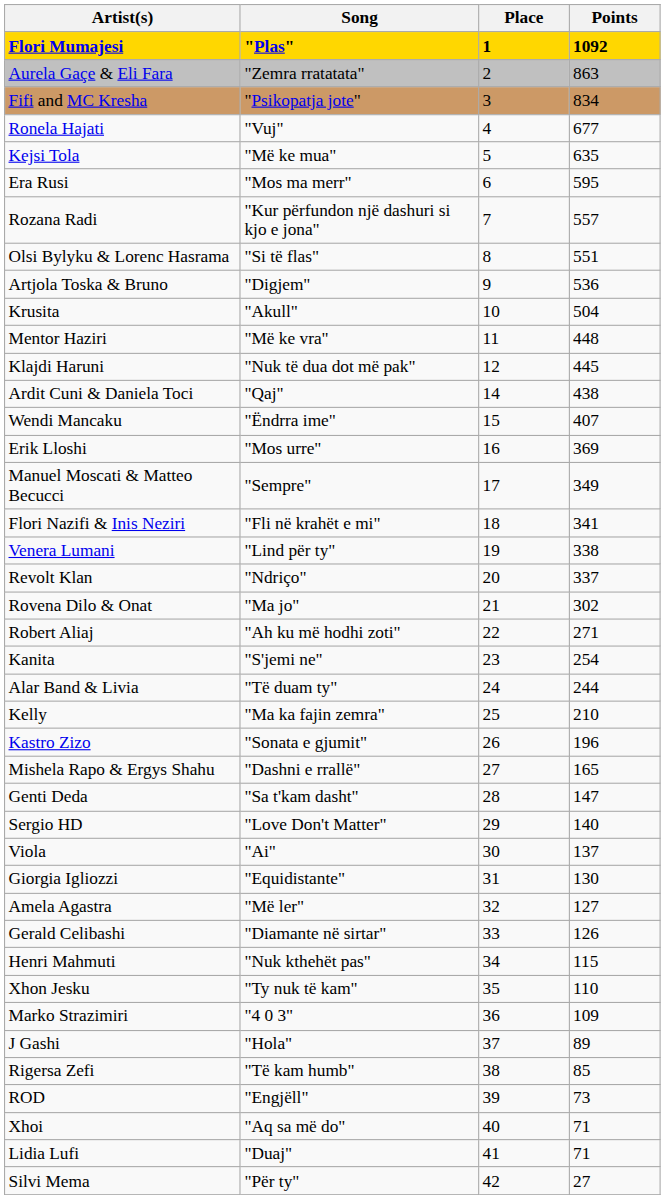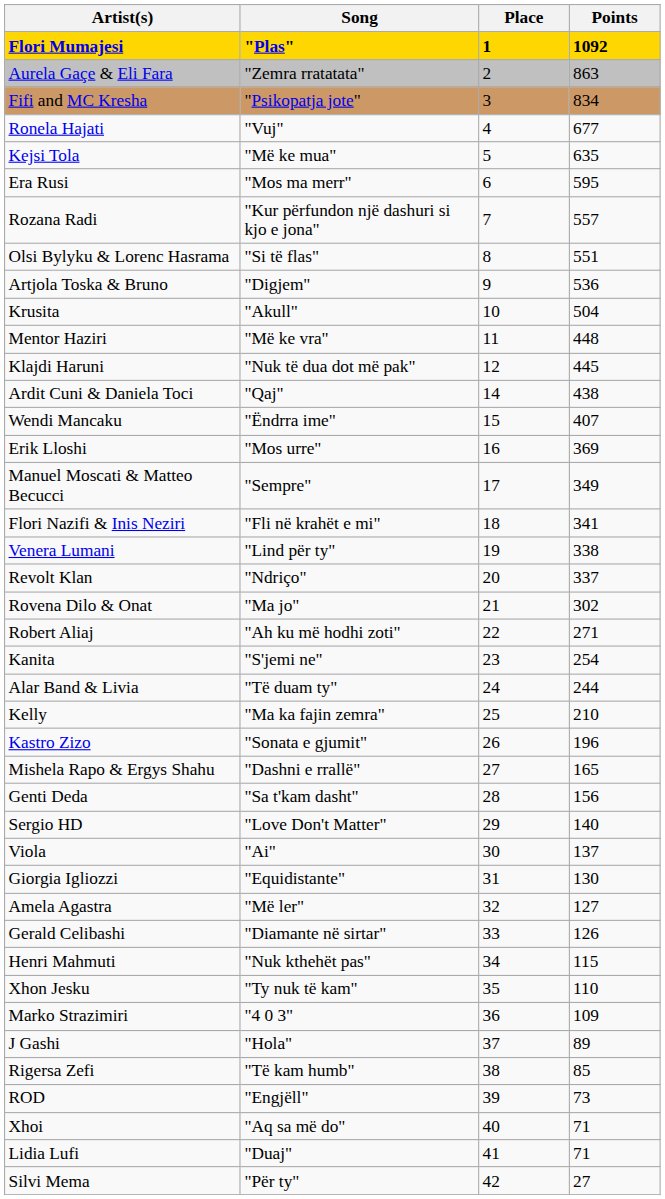(586, 797) 147 -> (586, 797) 156
